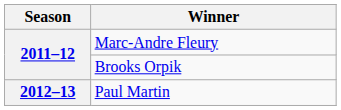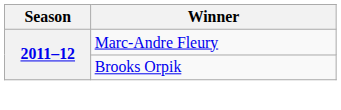- row: (132, 92)
